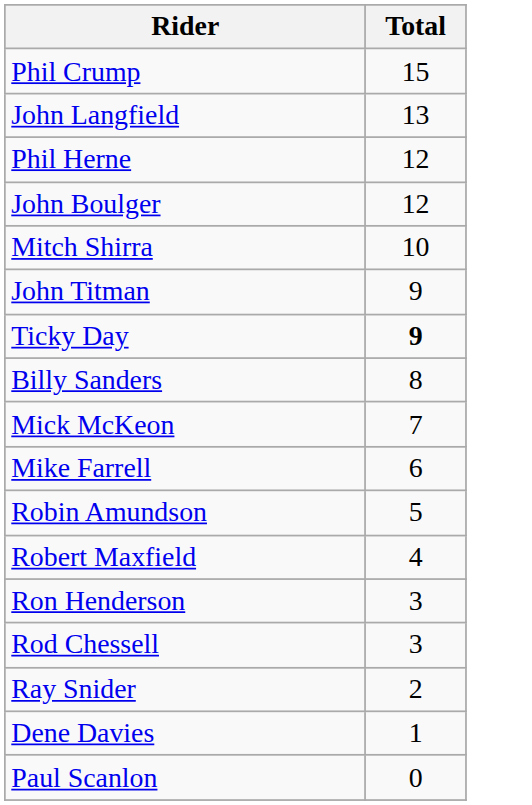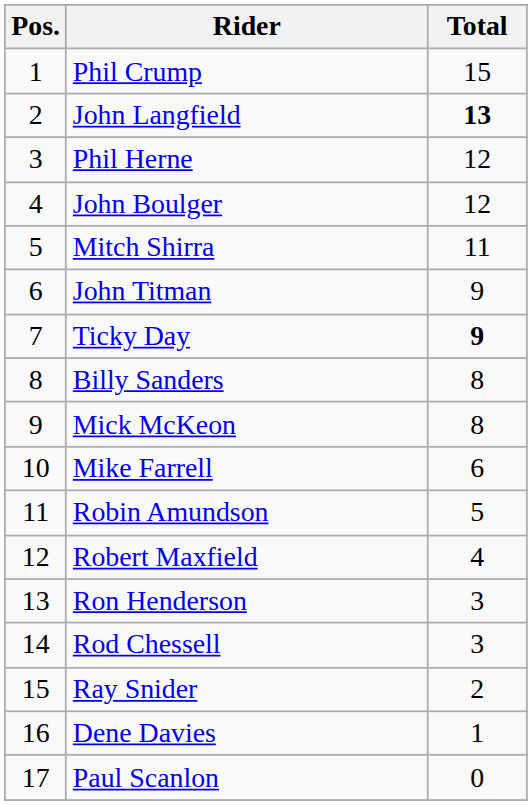+ column: (36, 26)
(416, 114) normal -> (477, 114) bold
(416, 247) 10 -> (477, 247) 11
(416, 423) 7 -> (477, 423) 8
